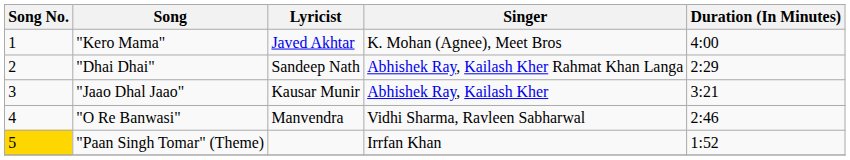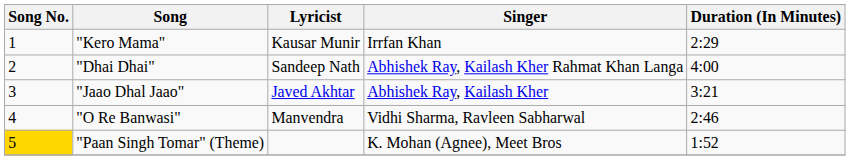(313, 42) Javed Akhtar -> (316, 42) Kausar Munir
(464, 42) K. Mohan (Agnee), Meet Bros -> (404, 42) Irrfan Khan
(705, 42) 4:00 -> (705, 42) 2:29
(705, 67) 2:29 -> (705, 67) 4:00
(316, 92) Kausar Munir -> (313, 92) Javed Akhtar
(404, 142) Irrfan Khan -> (464, 142) K. Mohan (Agnee), Meet Bros
